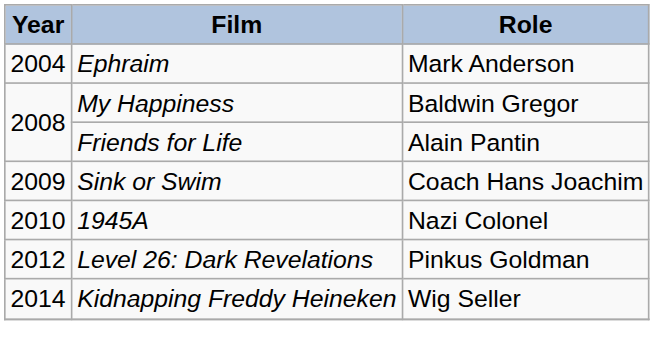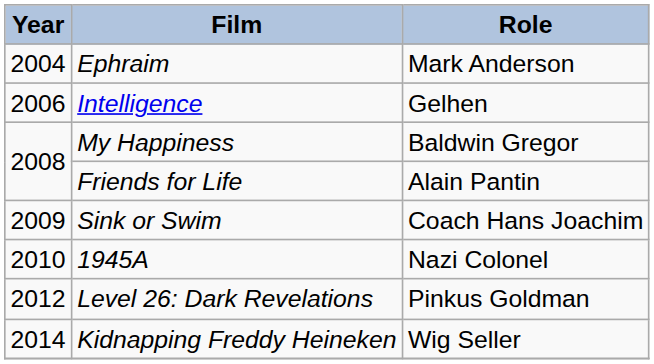+ row: (140, 103)
